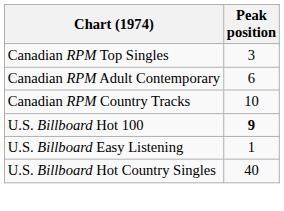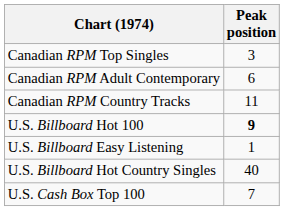(251, 101) 10 -> (251, 101) 11
+ row: (76, 194)
